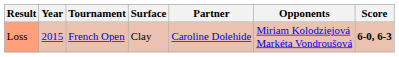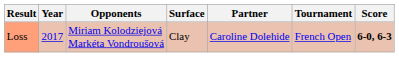columns swapped: (97, 12) <-> (304, 12)
(52, 36) 2015 -> (52, 36) 2017
